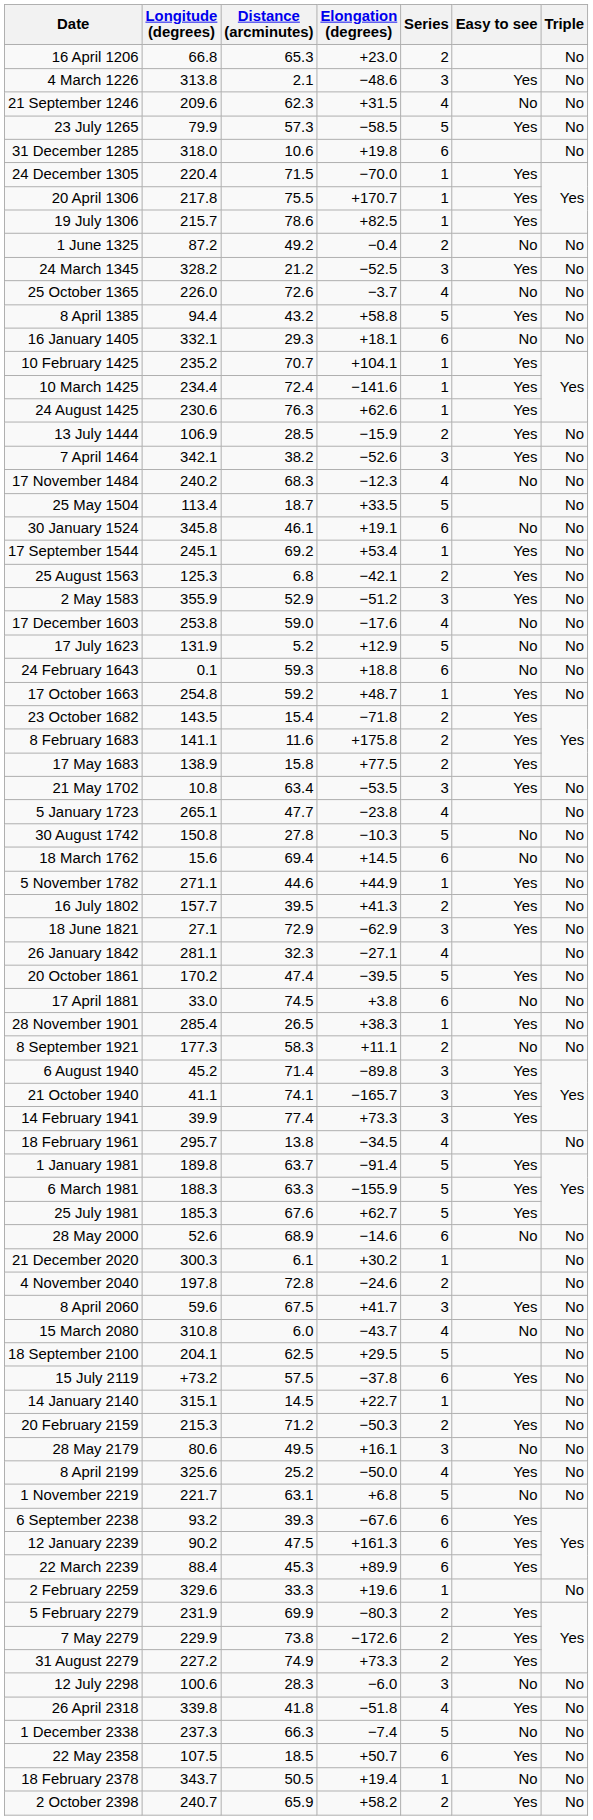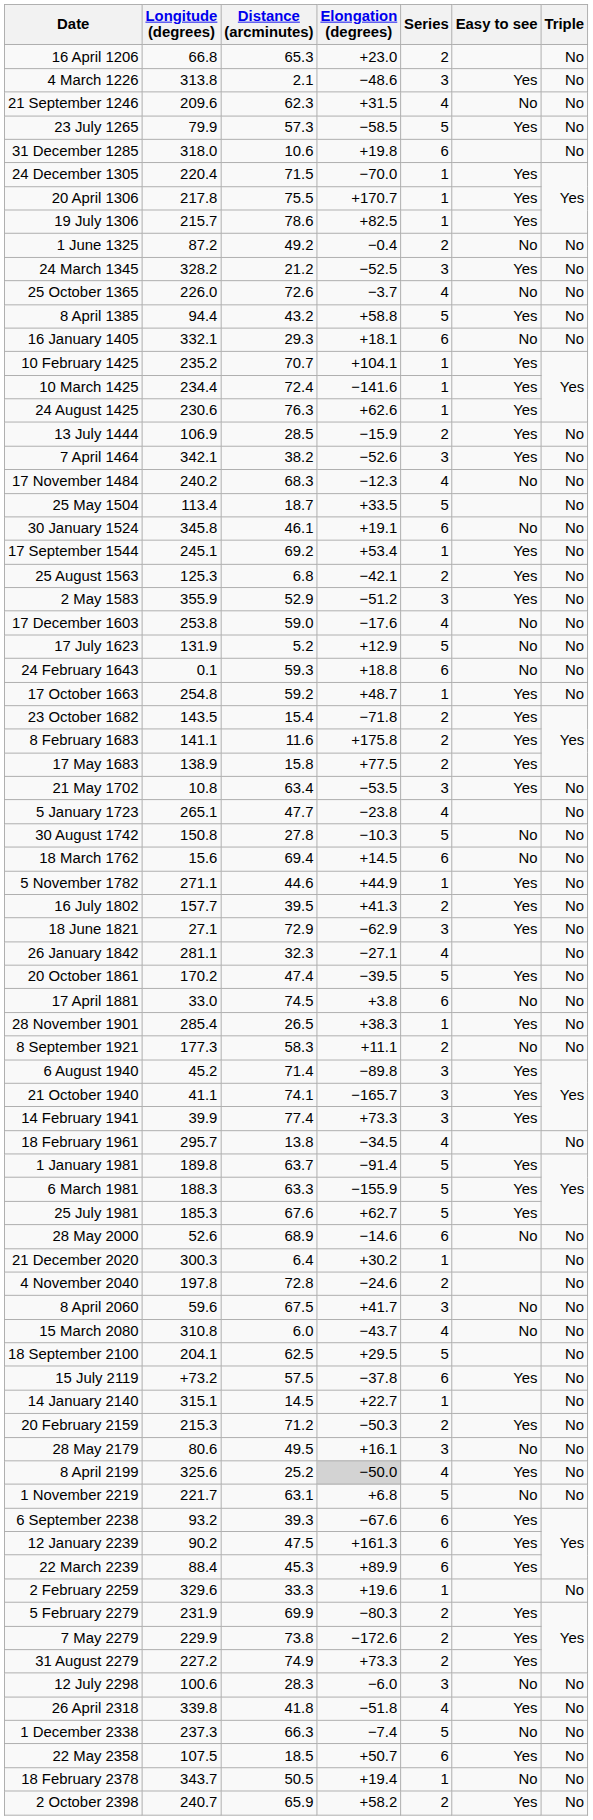(303, 1260) 6.1 -> (303, 1260) 6.4
(525, 1307) Yes -> (528, 1307) No
(378, 1472) no background -> (378, 1472) lightgrey background
